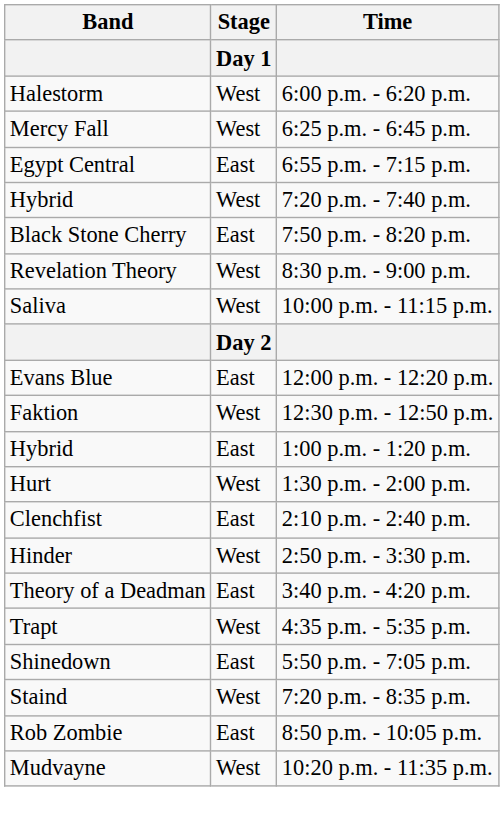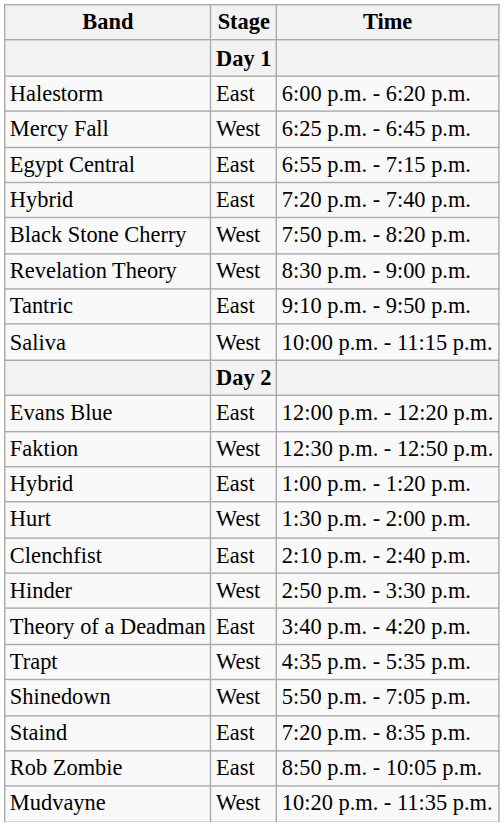(238, 93) West -> (235, 93) East
(238, 199) West -> (235, 199) East
(235, 235) East -> (238, 235) West
+ row: (376, 306)
(235, 661) East -> (238, 697) West
(238, 697) West -> (235, 732) East
